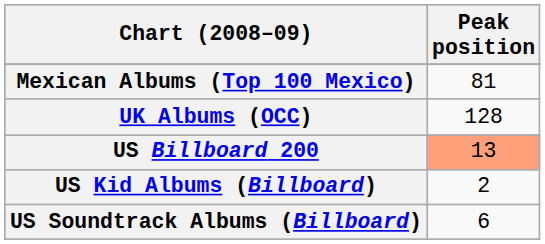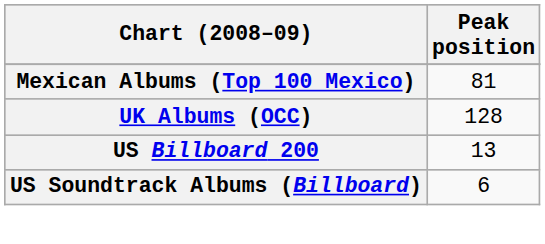(484, 152) lightsalmon background -> (484, 152) no background
- row: (216, 187)
